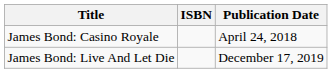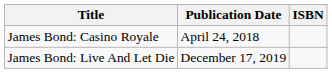columns swapped: (271, 15) <-> (196, 15)
